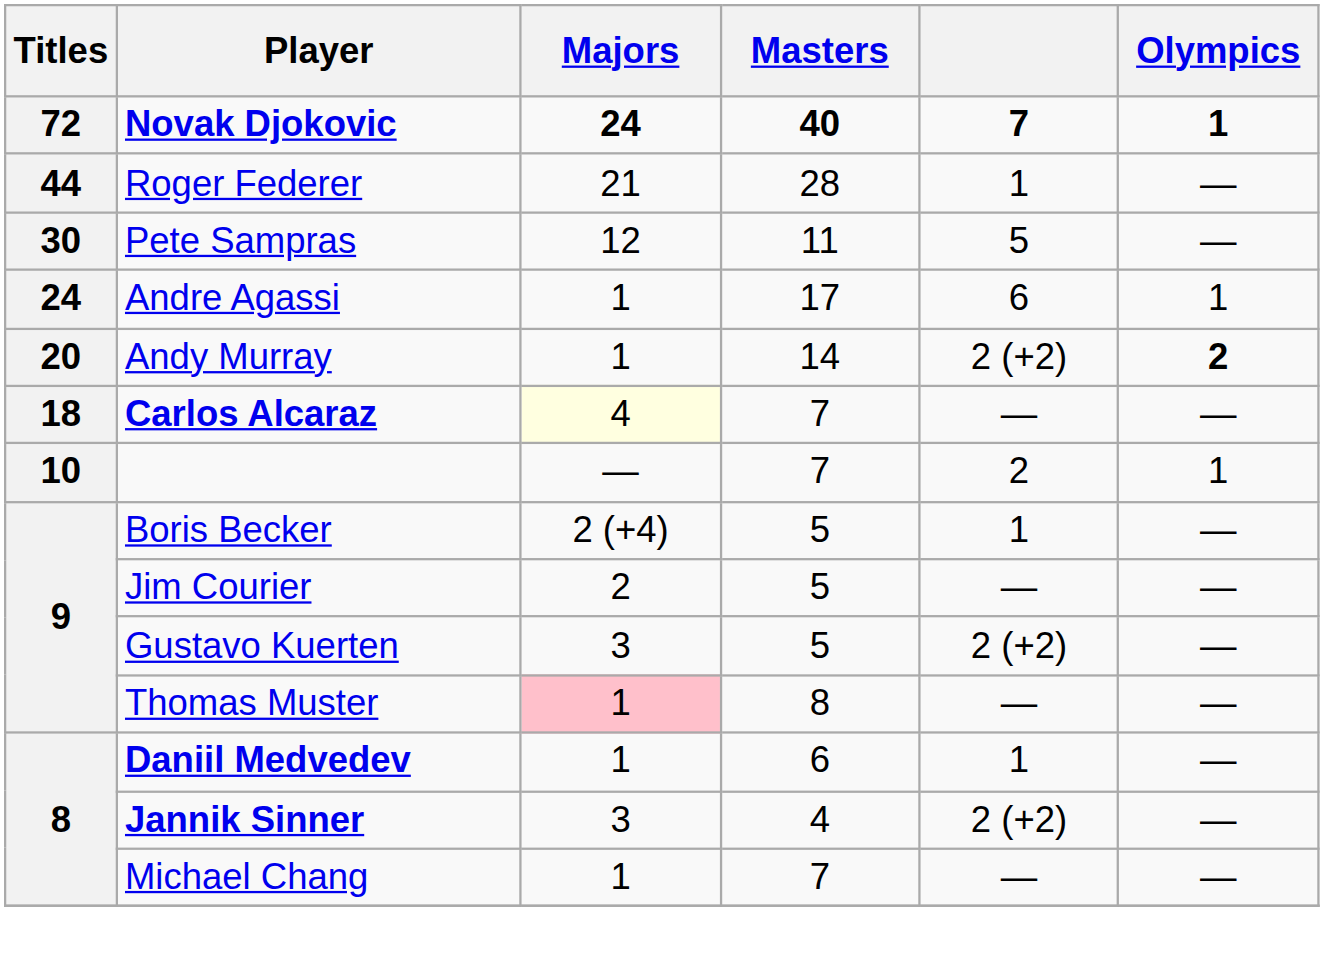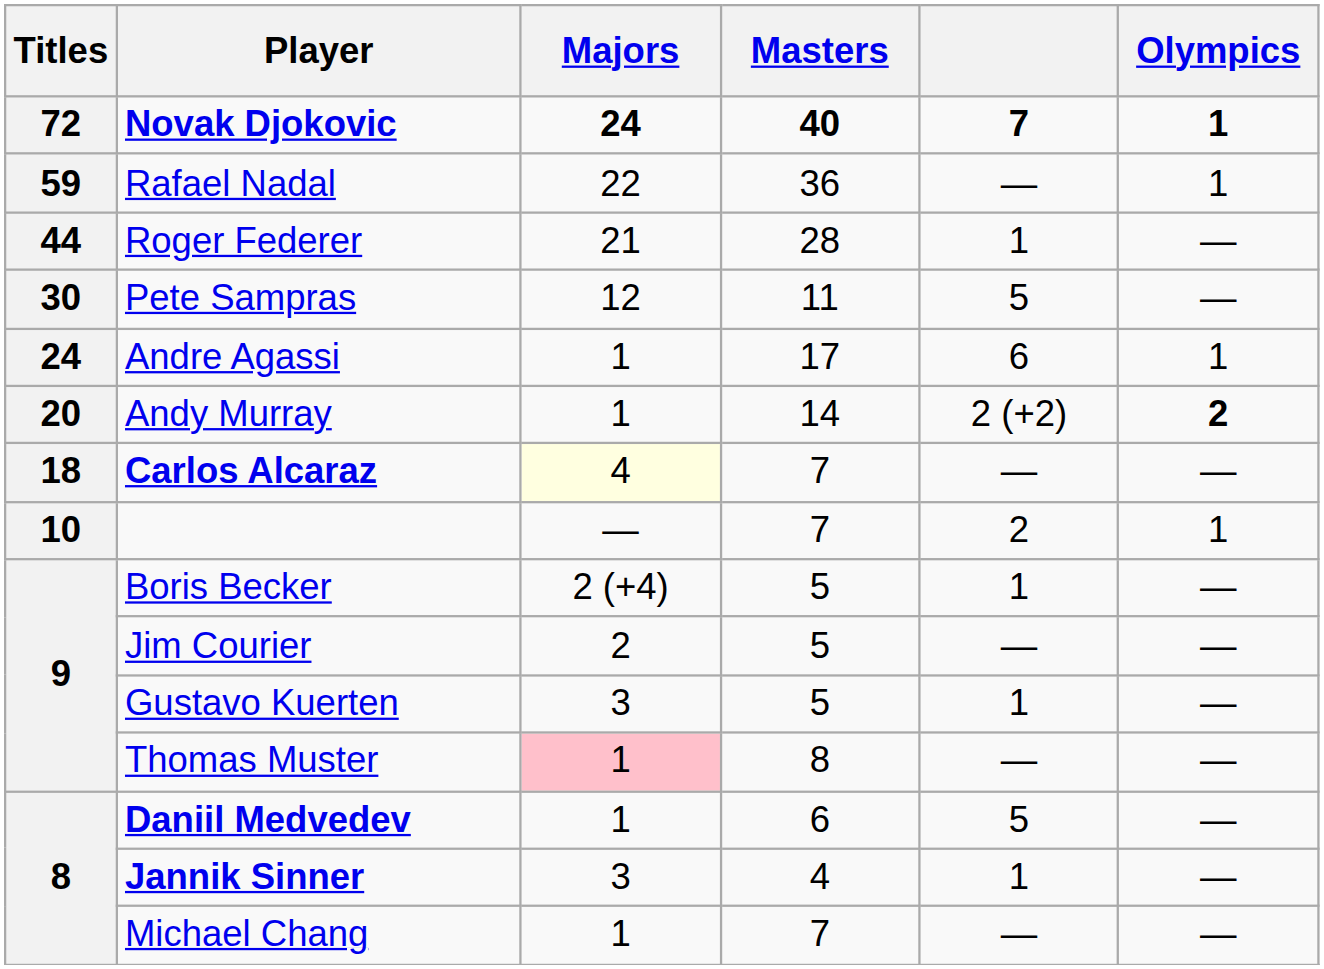+ row: (230, 182)
(1019, 645) 2 (+2) -> (1019, 703) 1
(1019, 761) 1 -> (1019, 818) 5
(1019, 818) 2 (+2) -> (1019, 876) 1
